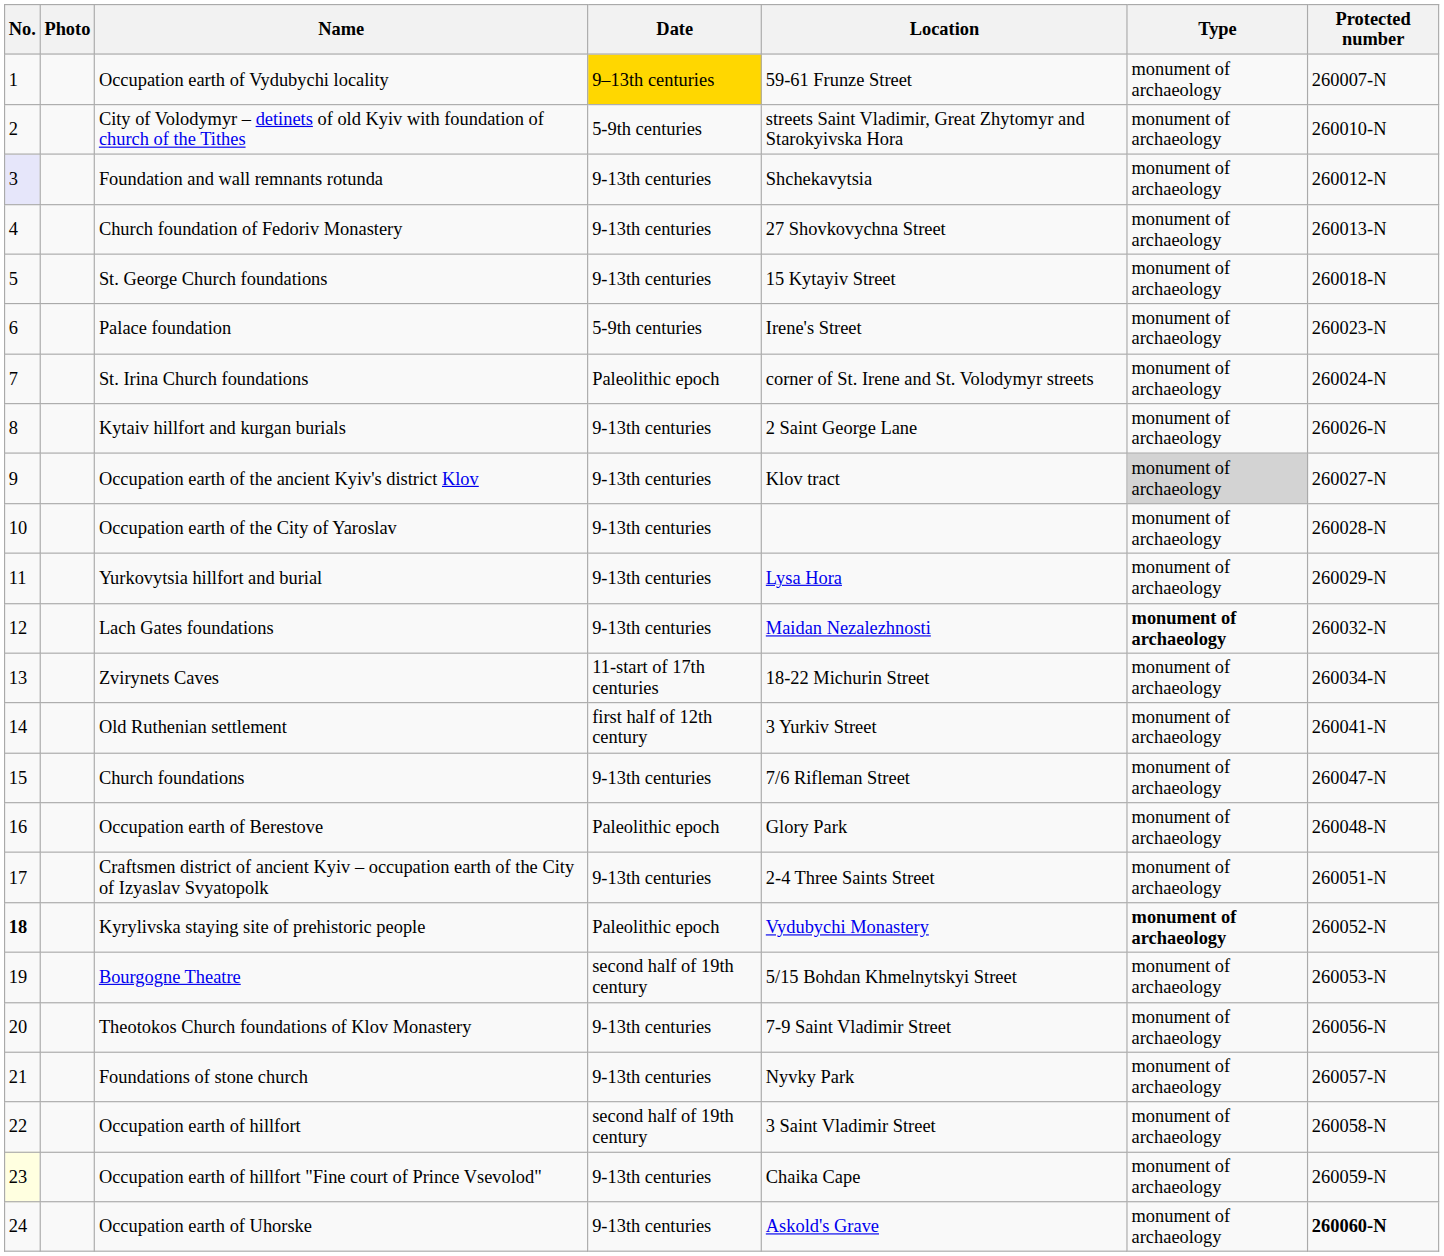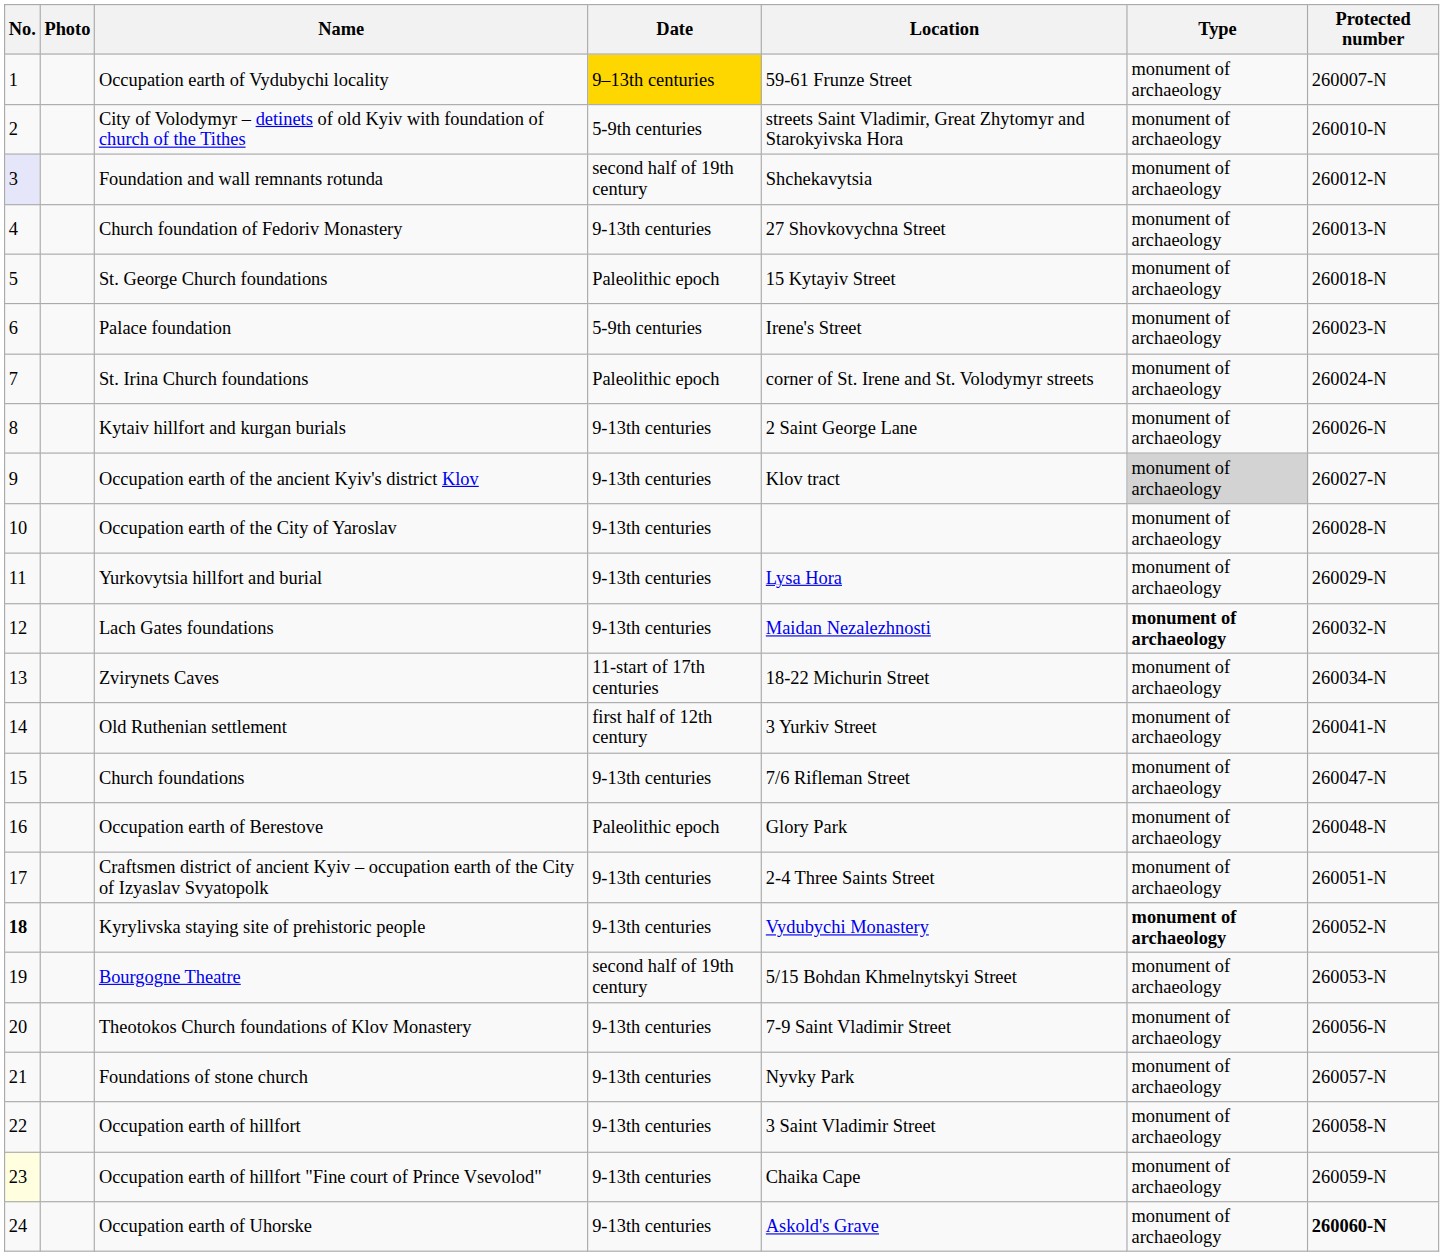(652, 179) 9-13th centuries -> (663, 179) second half of 19th century
(652, 278) 9-13th centuries -> (656, 278) Paleolithic epoch
(656, 927) Paleolithic epoch -> (652, 927) 9-13th centuries
(663, 1126) second half of 19th century -> (652, 1126) 9-13th centuries
